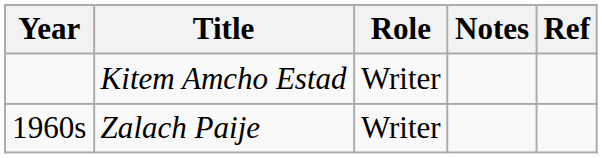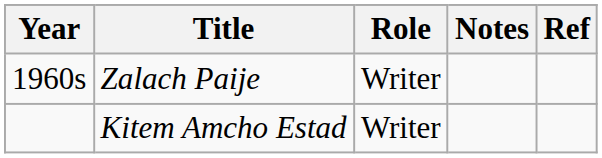rows swapped: (224, 78) <-> (180, 127)
